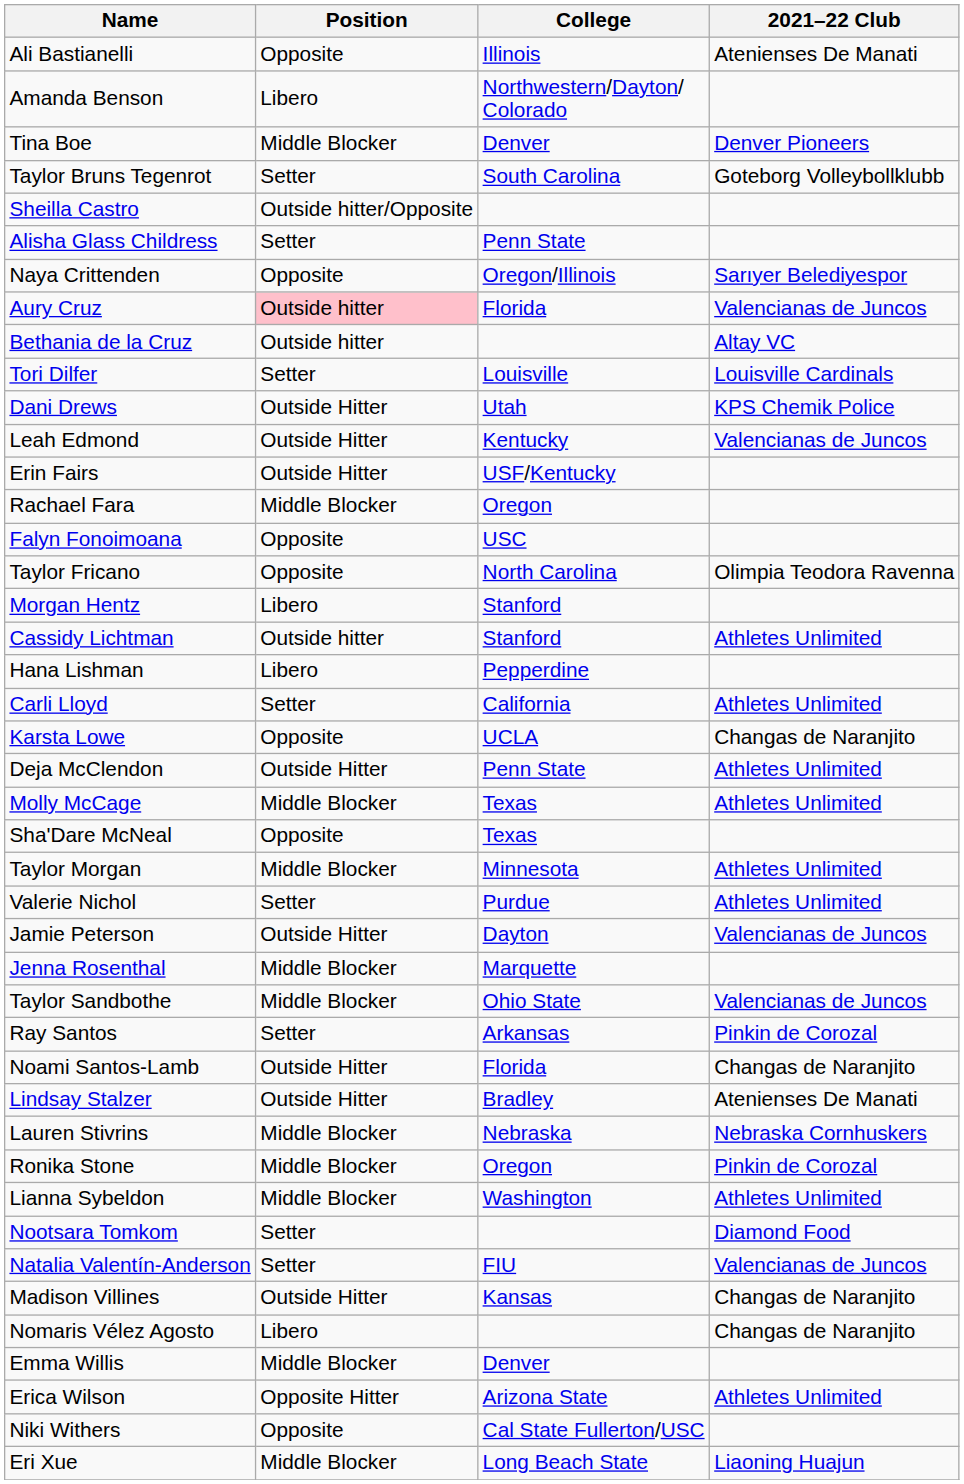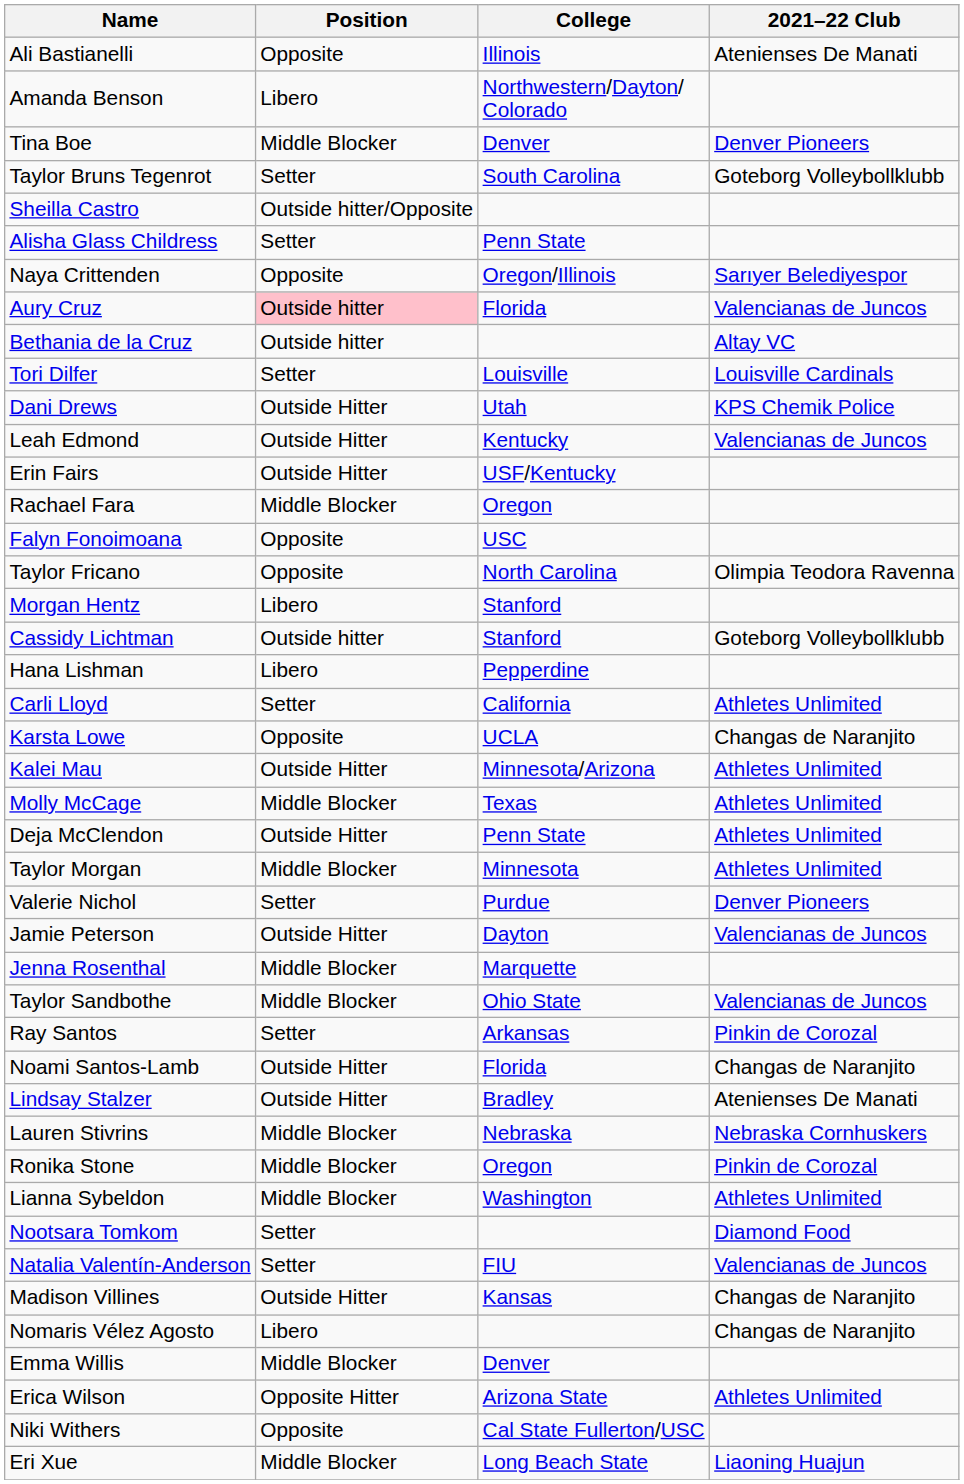(798, 638) Athletes Unlimited -> (829, 638) Goteborg Volleybollklubb
+ row: (56, 770)
rows swapped: (75, 803) <-> (86, 770)
- row: (91, 836)
(798, 902) Athletes Unlimited -> (792, 902) Denver Pioneers
